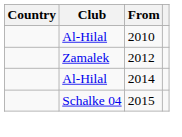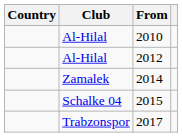(86, 57) Zamalek -> (85, 57) Al-Hilal
(85, 79) Al-Hilal -> (86, 79) Zamalek
+ row: (149, 121)
